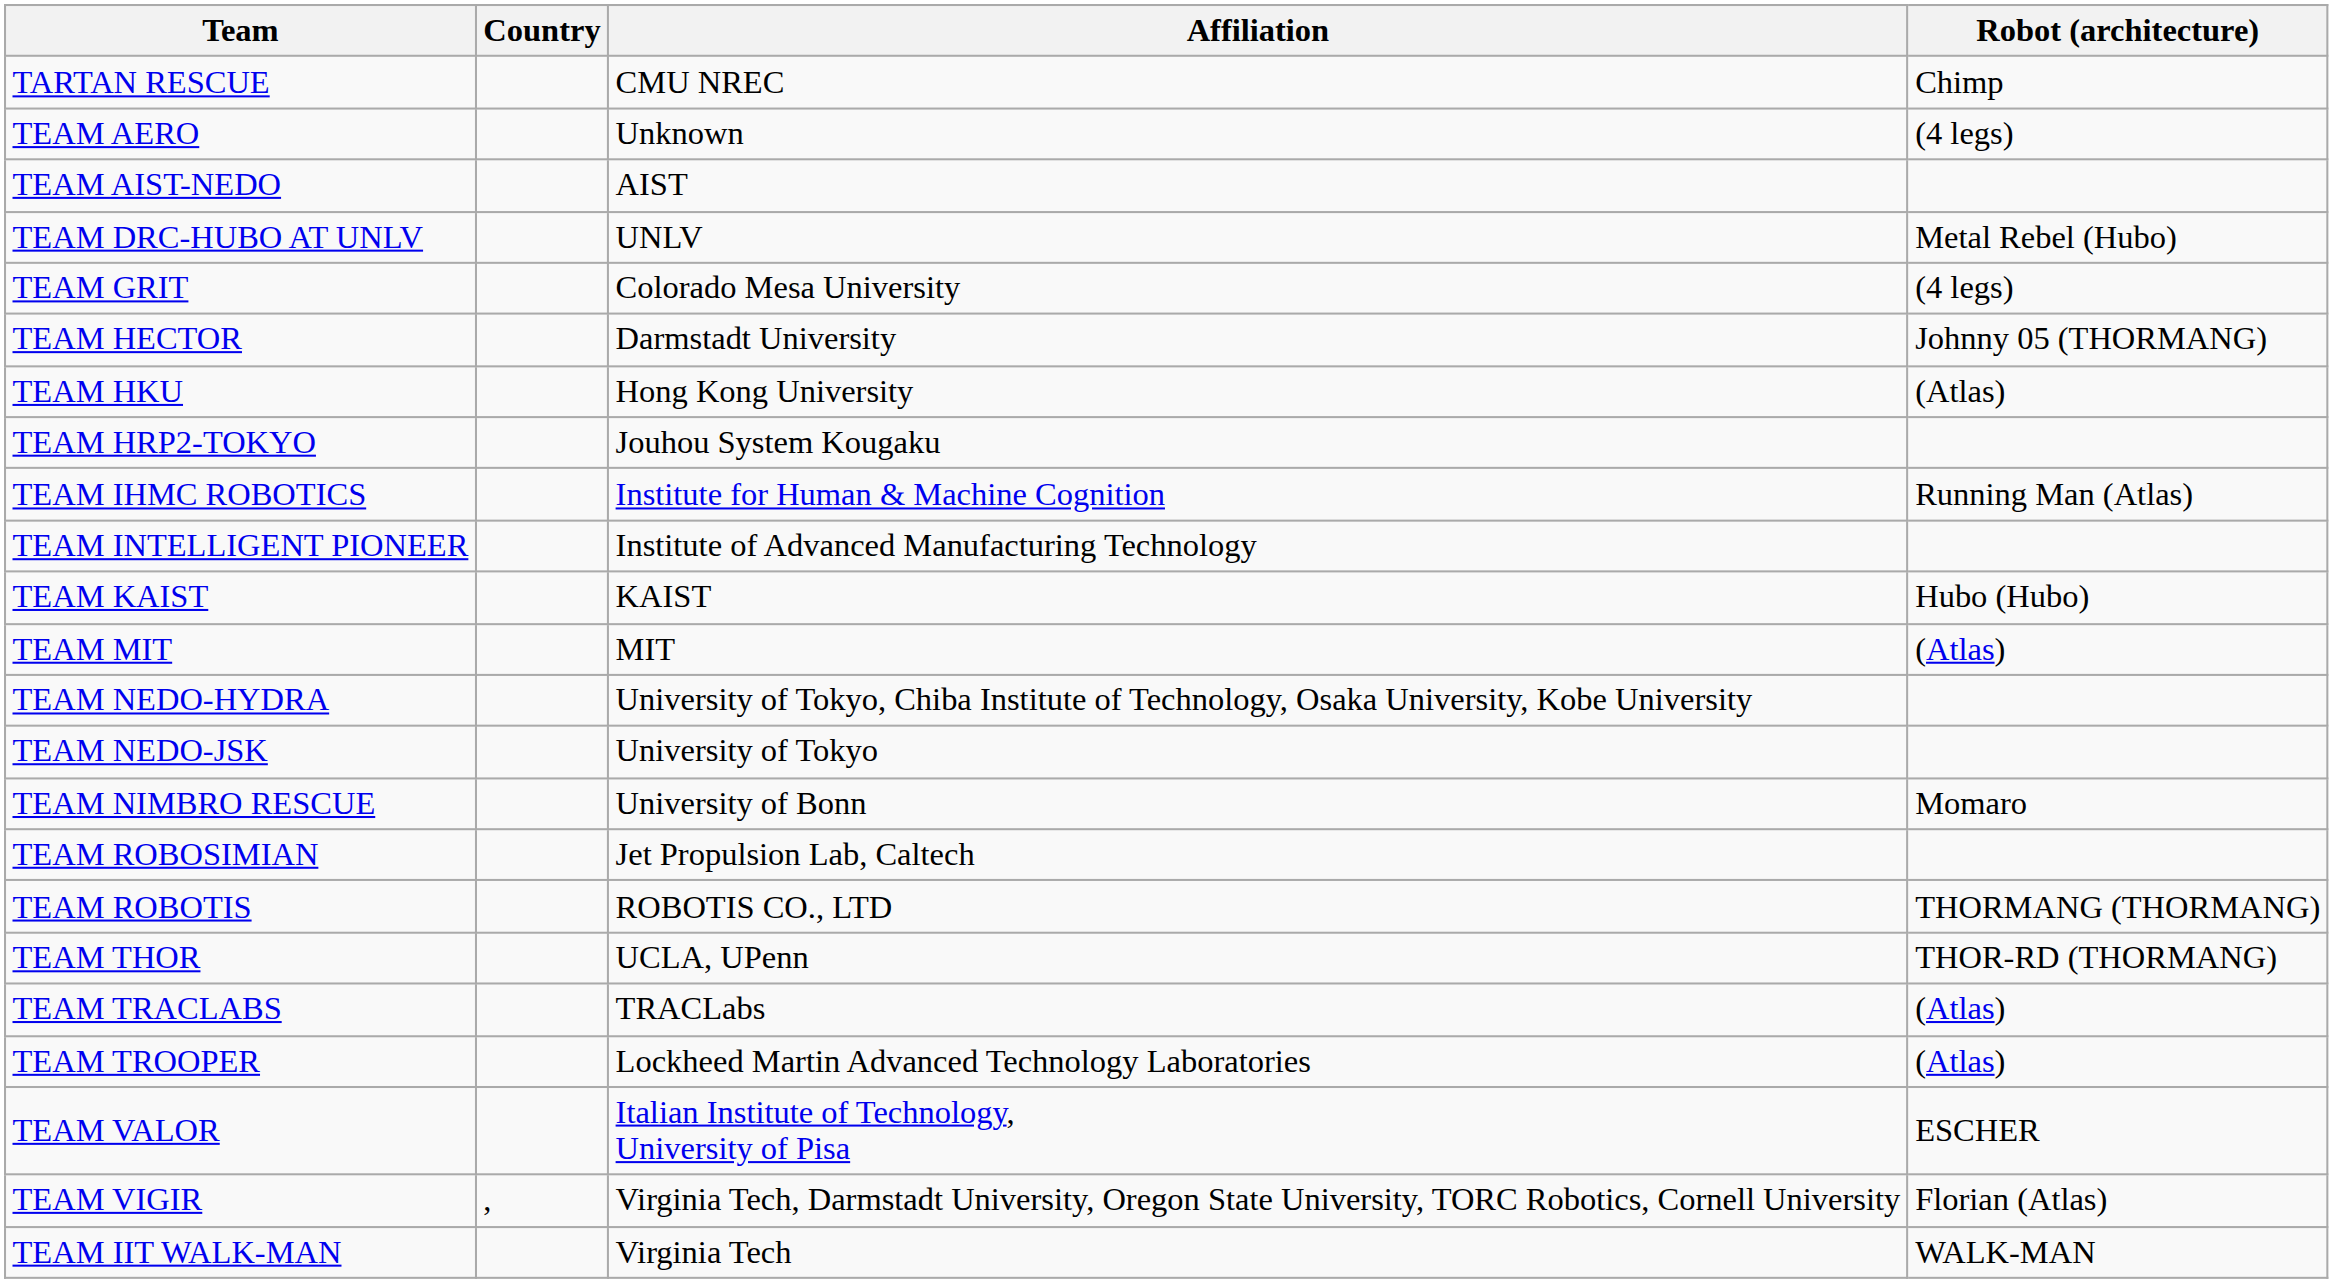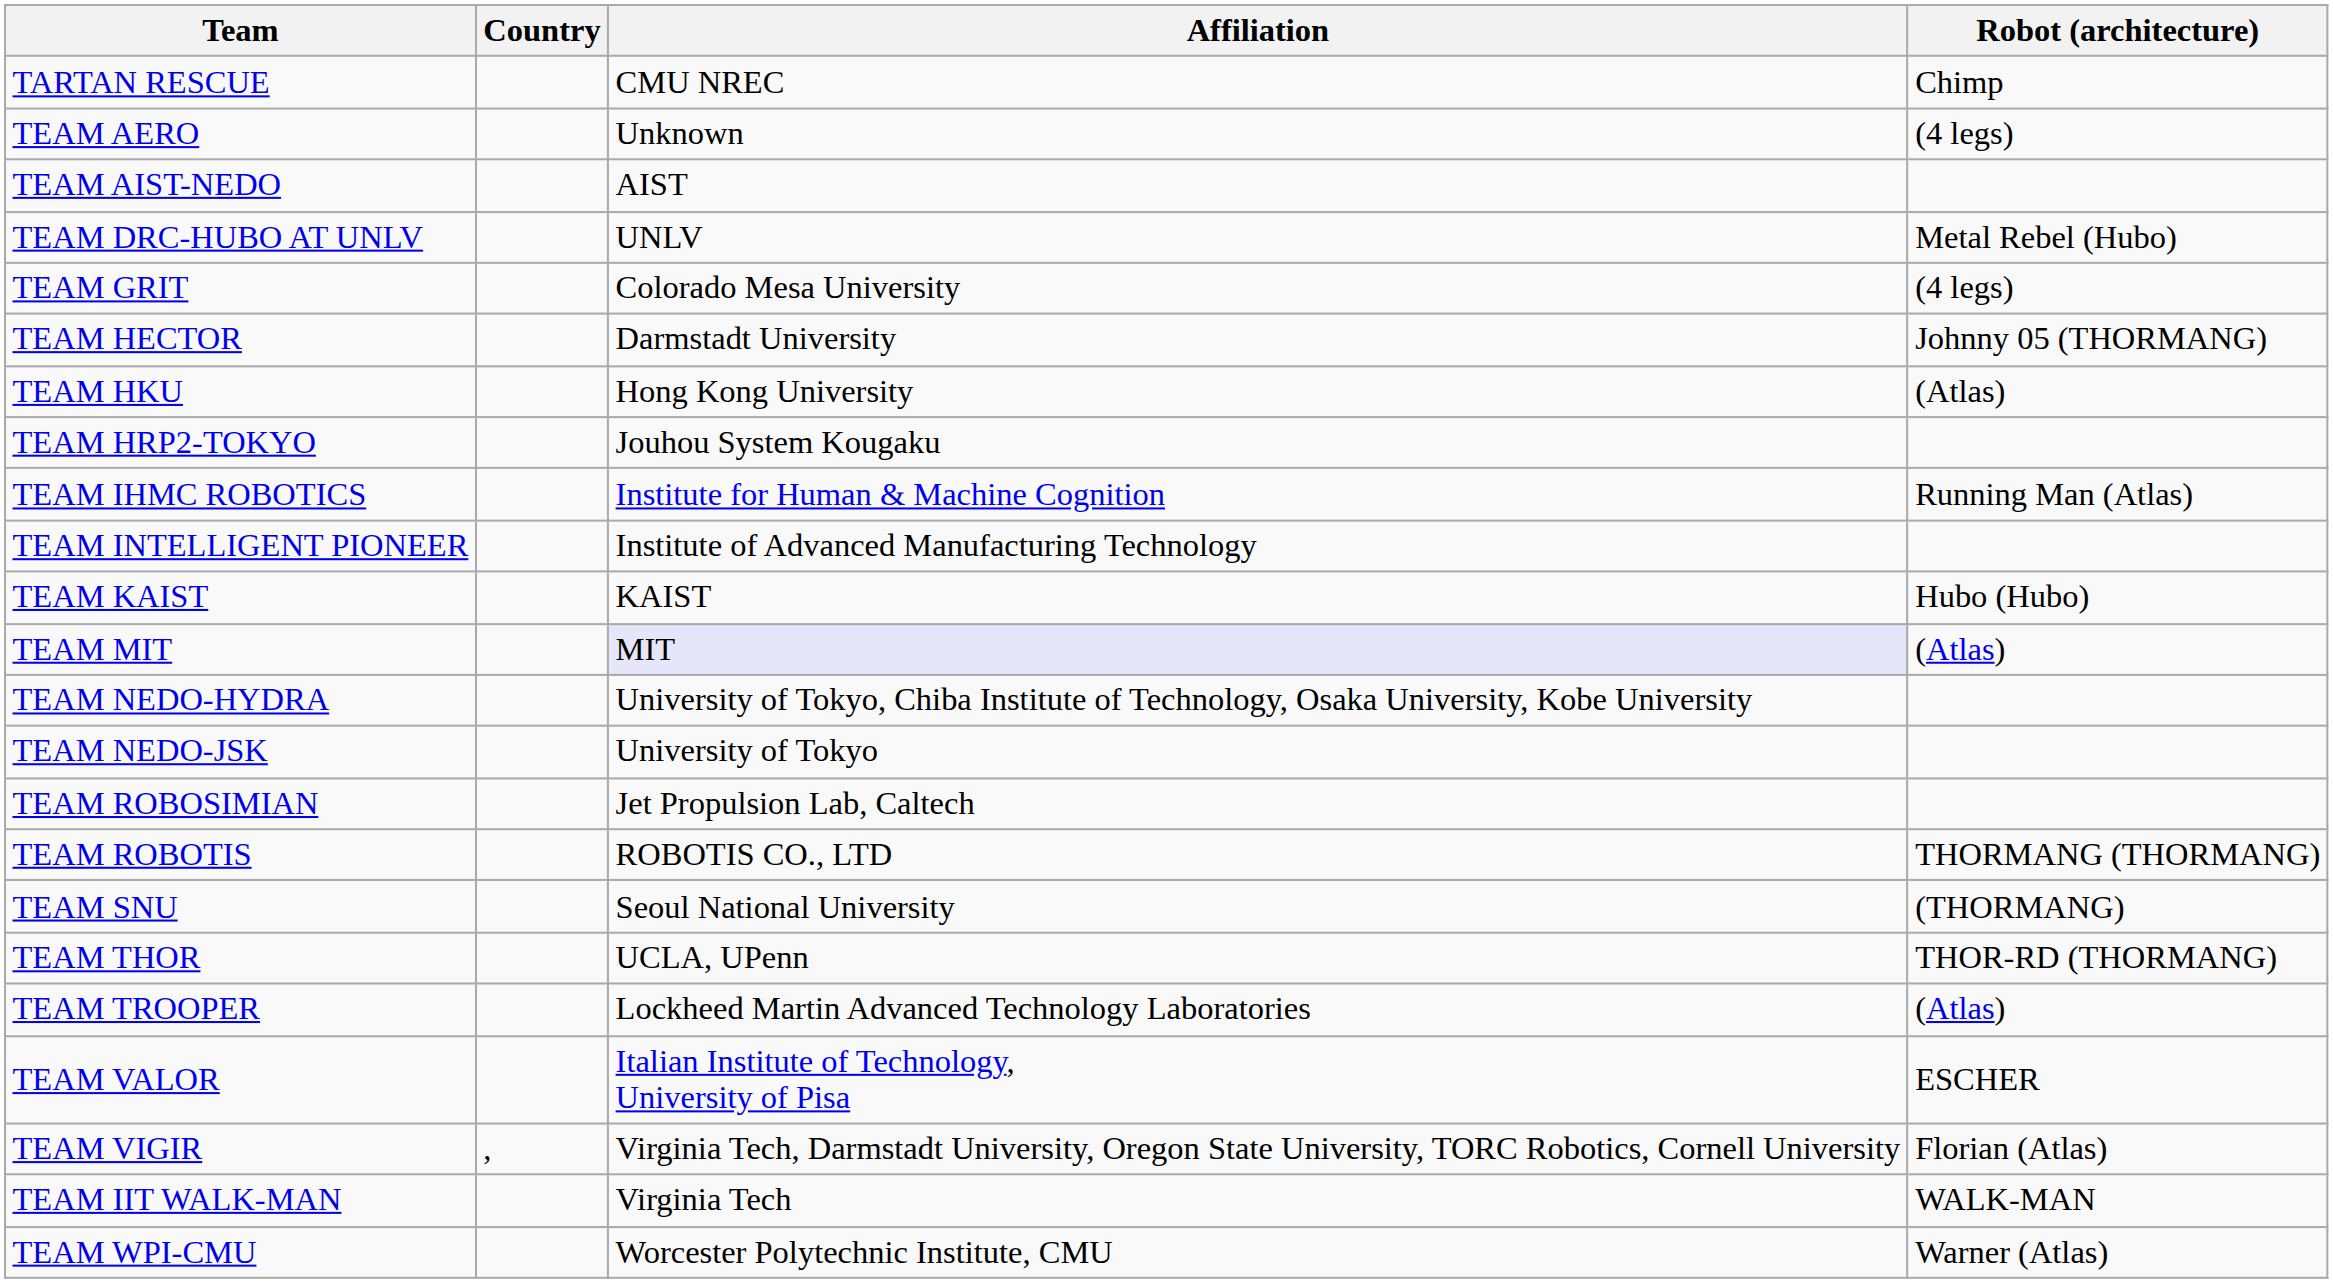(645, 648) no background -> (645, 648) lavender background
- row: (194, 802)
+ row: (95, 905)
- row: (147, 1008)
+ row: (134, 1251)
